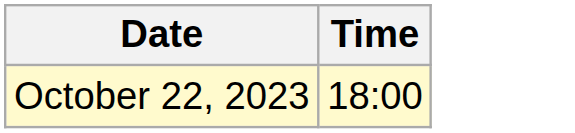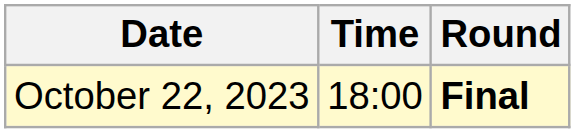+ column: (501, 34)
